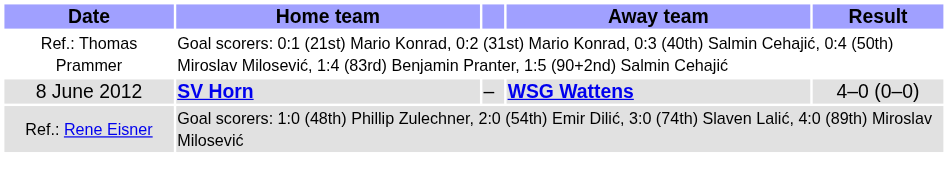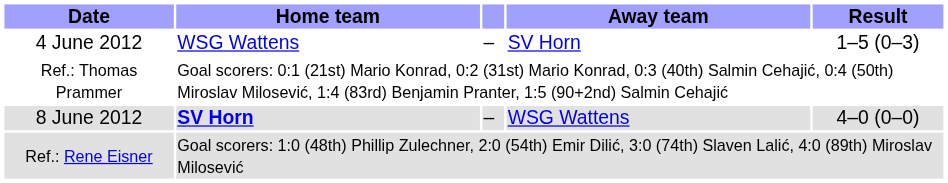+ row: (89, 43)
(571, 91) bold -> (569, 118) normal
